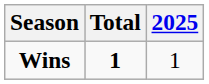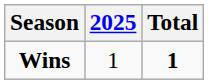columns swapped: (175, 23) <-> (115, 23)
